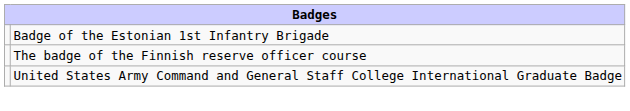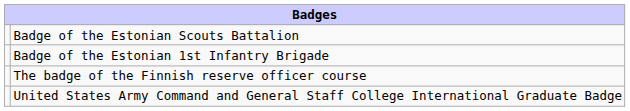+ row: (156, 35)
